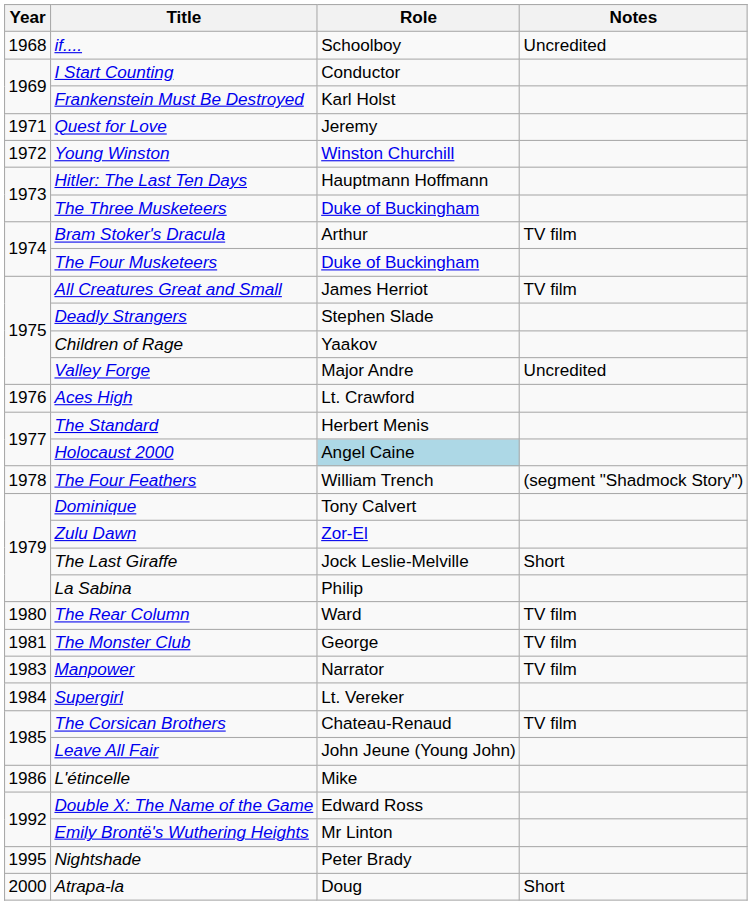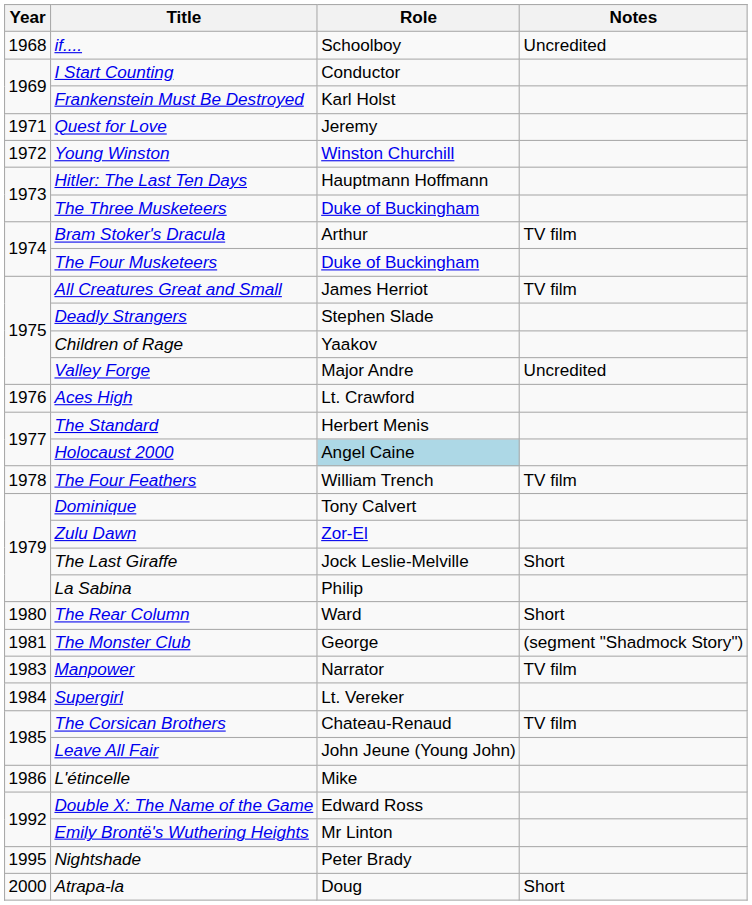(633, 479) (segment "Shadmock Story") -> (550, 479) TV film
(550, 615) TV film -> (544, 615) Short
(550, 642) TV film -> (633, 642) (segment "Shadmock Story")
